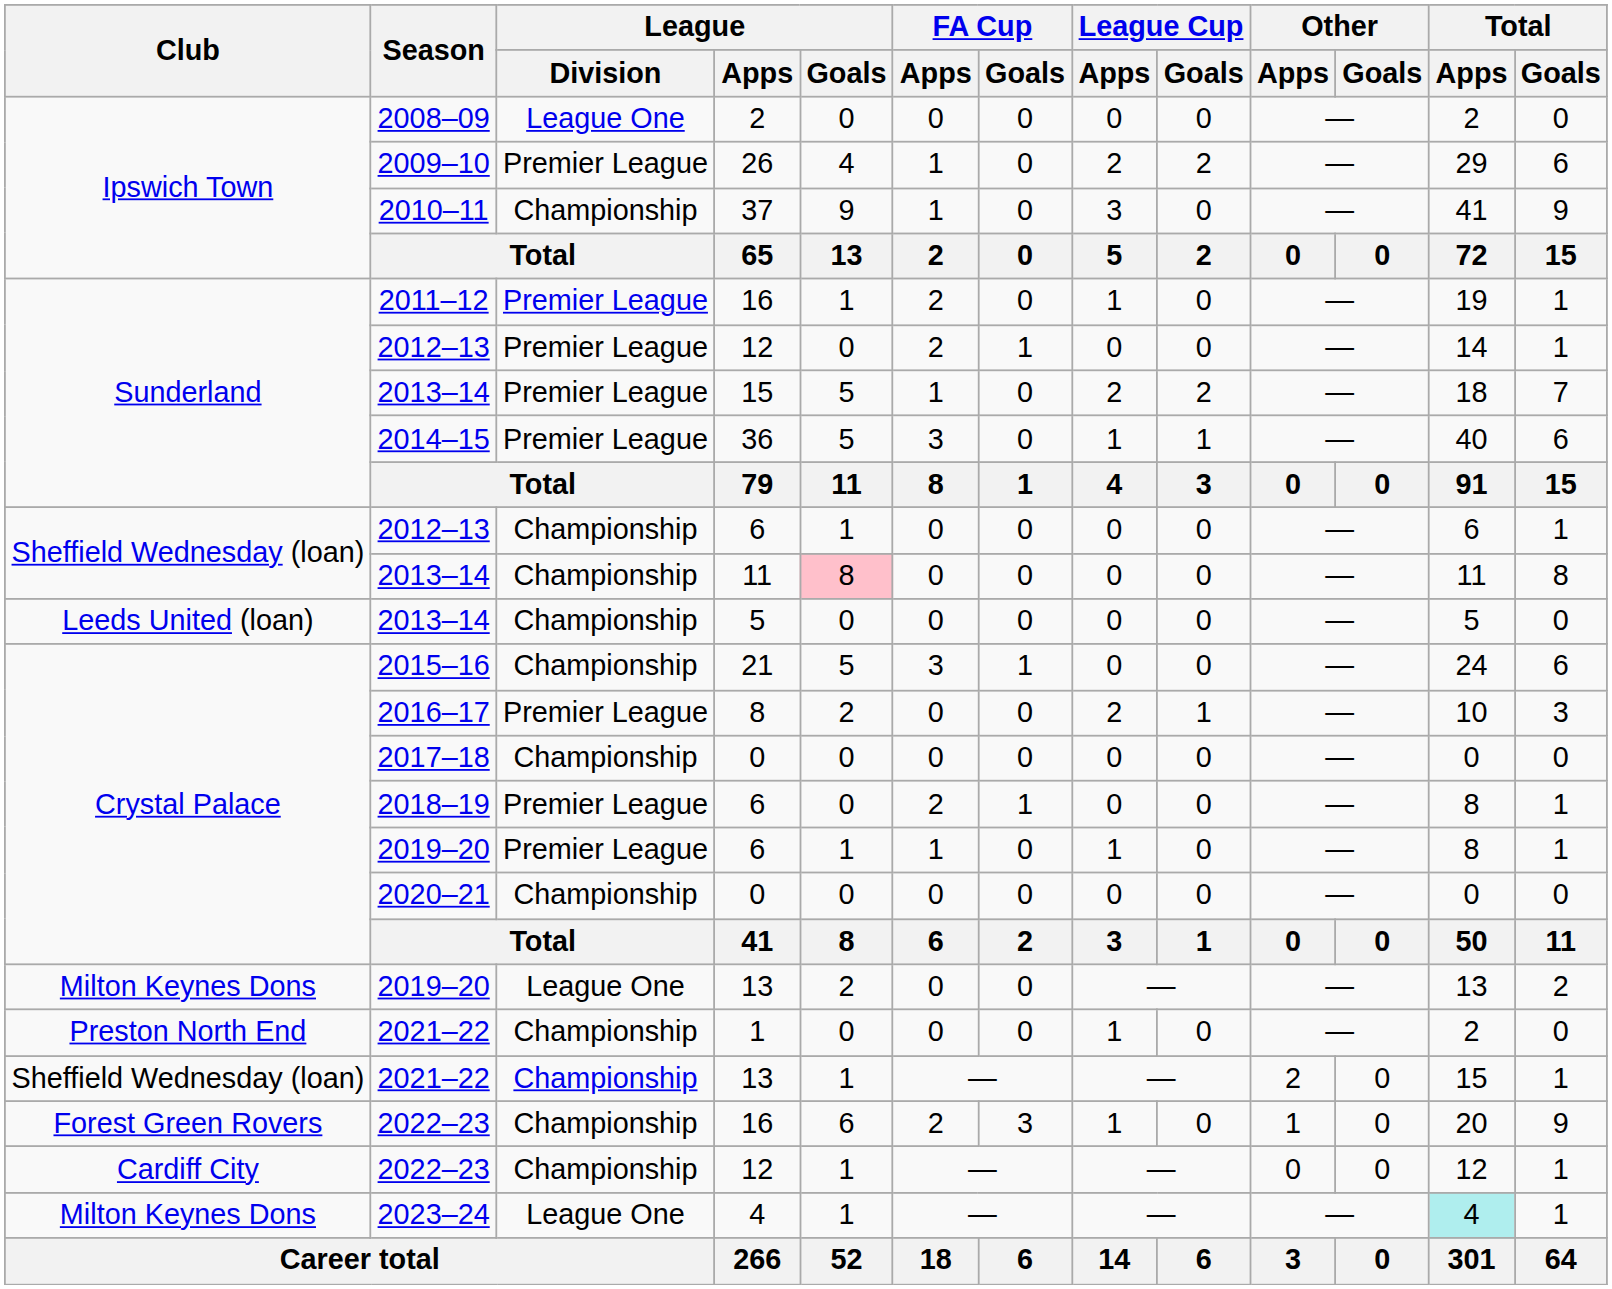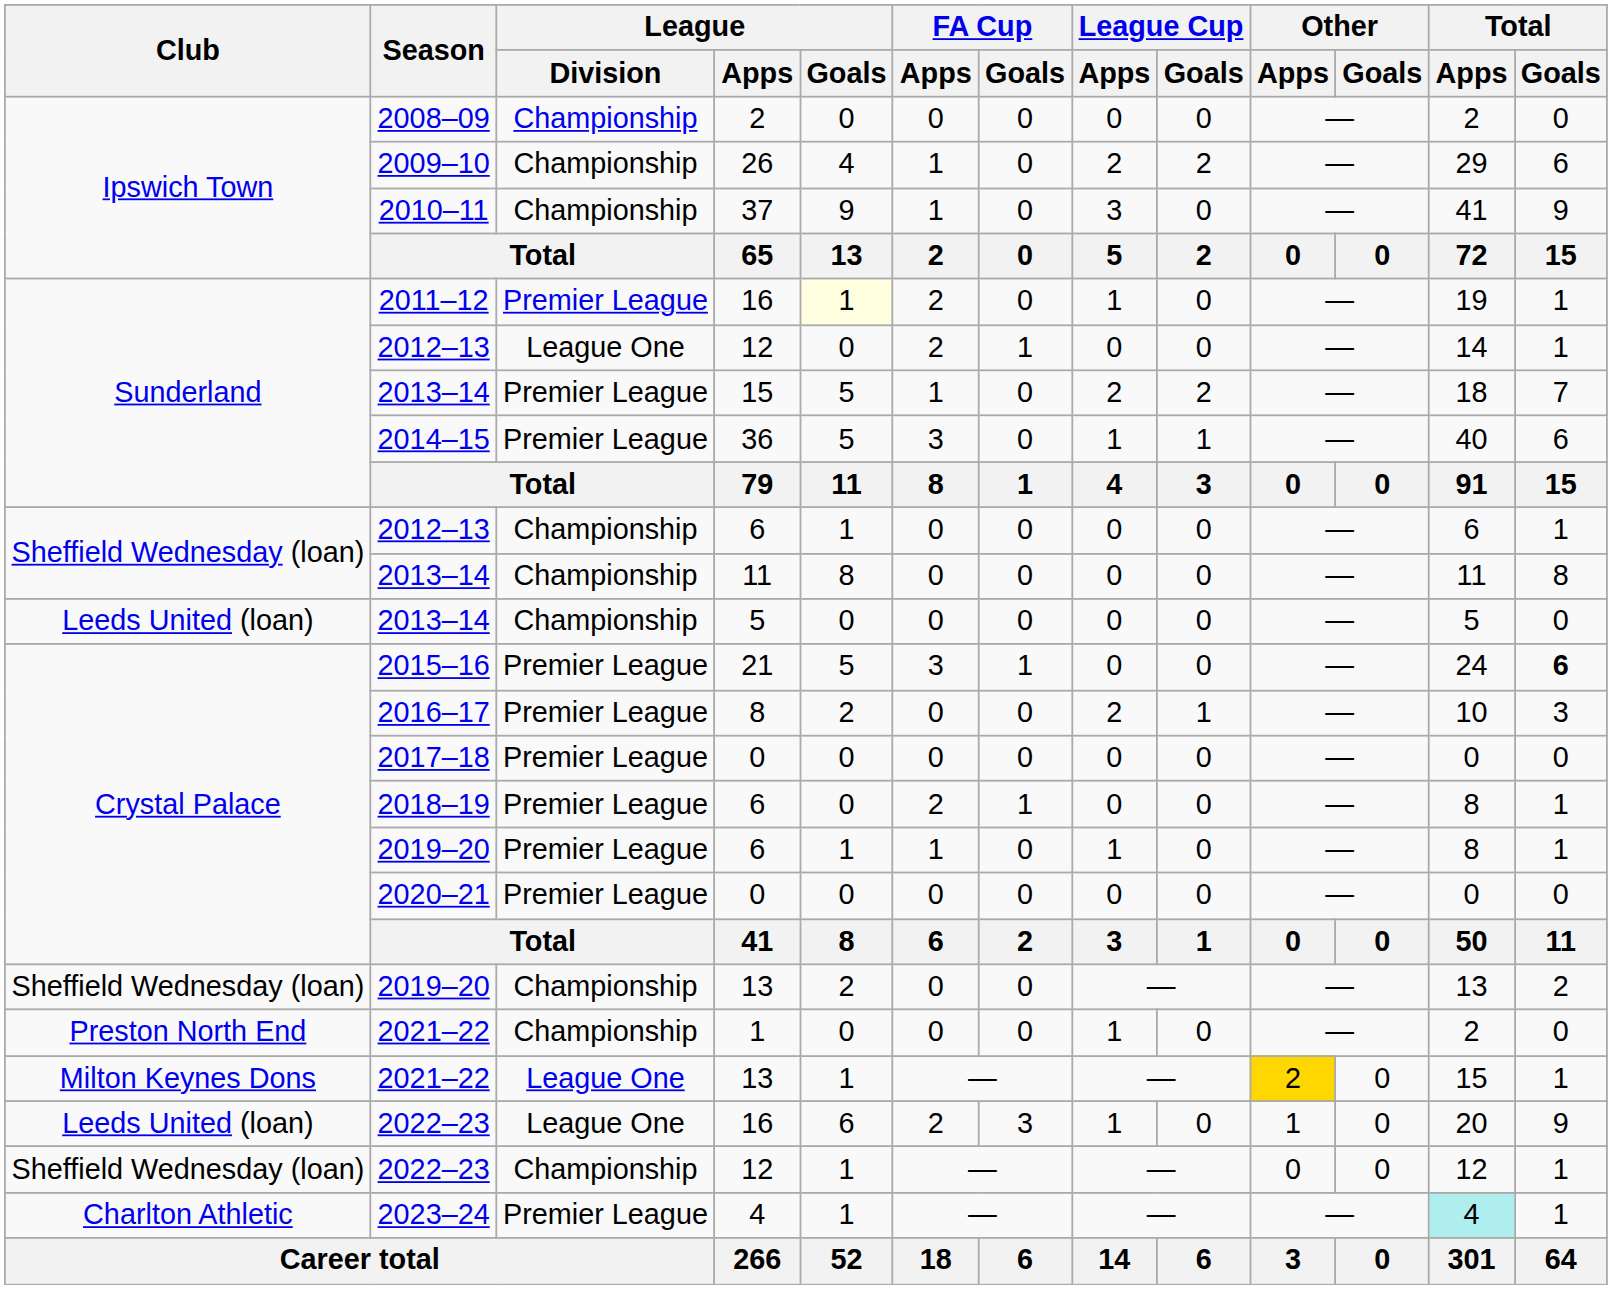(605, 118) League One -> (605, 118) Championship
(605, 164) Premier League -> (605, 164) Championship
(846, 301) no background -> (846, 301) lightyellow background
(605, 347) Premier League -> (605, 347) League One
(846, 575) pink background -> (846, 575) no background
(605, 666) Championship -> (605, 666) Premier League
(1561, 666) normal -> (1561, 666) bold
(605, 758) Championship -> (605, 758) Premier League
(605, 895) Championship -> (605, 895) Premier League
(188, 986) Milton Keynes Dons -> (188, 986) Sheffield Wednesday (loan)
(605, 986) League One -> (605, 986) Championship
(188, 1077) Sheffield Wednesday (loan) -> (188, 1077) Milton Keynes Dons
(605, 1077) Championship -> (605, 1077) League One
(1293, 1077) no background -> (1293, 1077) gold background
(188, 1123) Forest Green Rovers -> (188, 1123) Leeds United (loan)
(605, 1123) Championship -> (605, 1123) League One
(188, 1169) Cardiff City -> (188, 1169) Sheffield Wednesday (loan)
(188, 1214) Milton Keynes Dons -> (188, 1214) Charlton Athletic
(605, 1214) League One -> (605, 1214) Premier League
